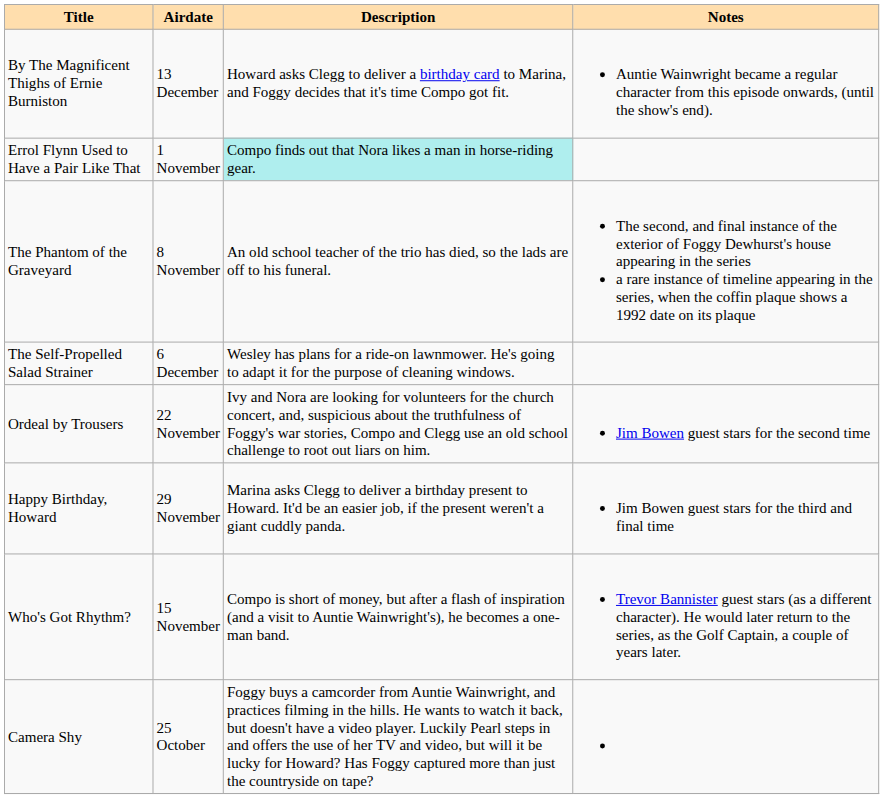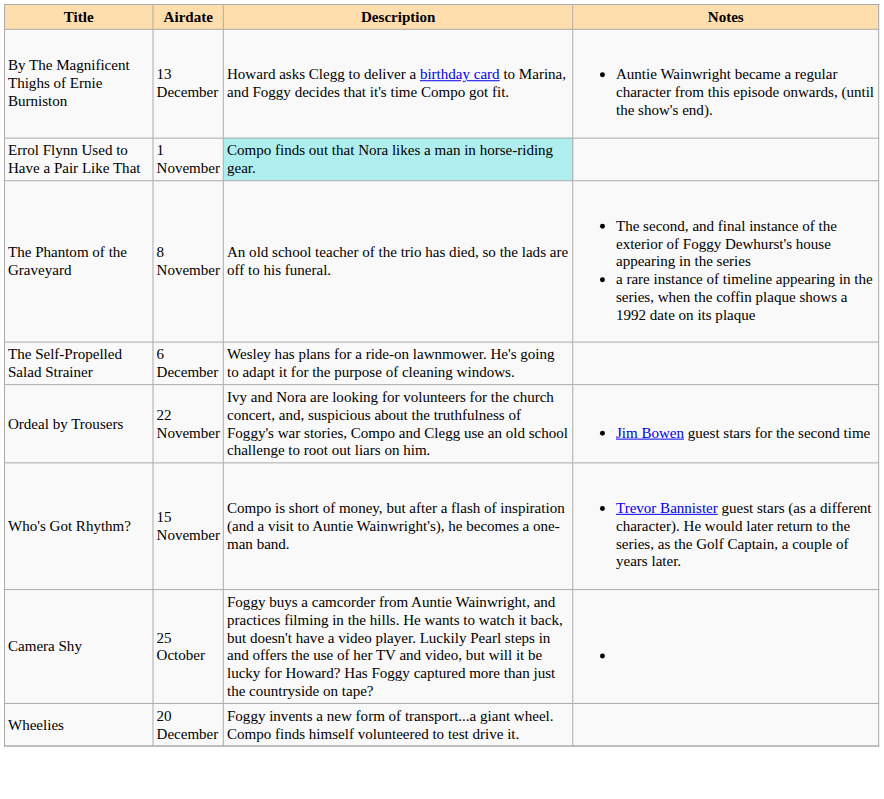- row: (58, 508)
+ row: (36, 724)
